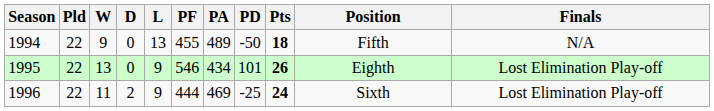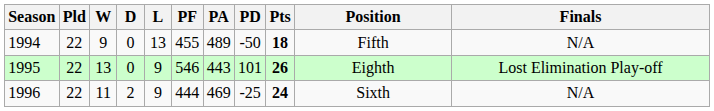(219, 67) 434 -> (219, 67) 443
(581, 93) Lost Elimination Play-off -> (581, 93) N/A
